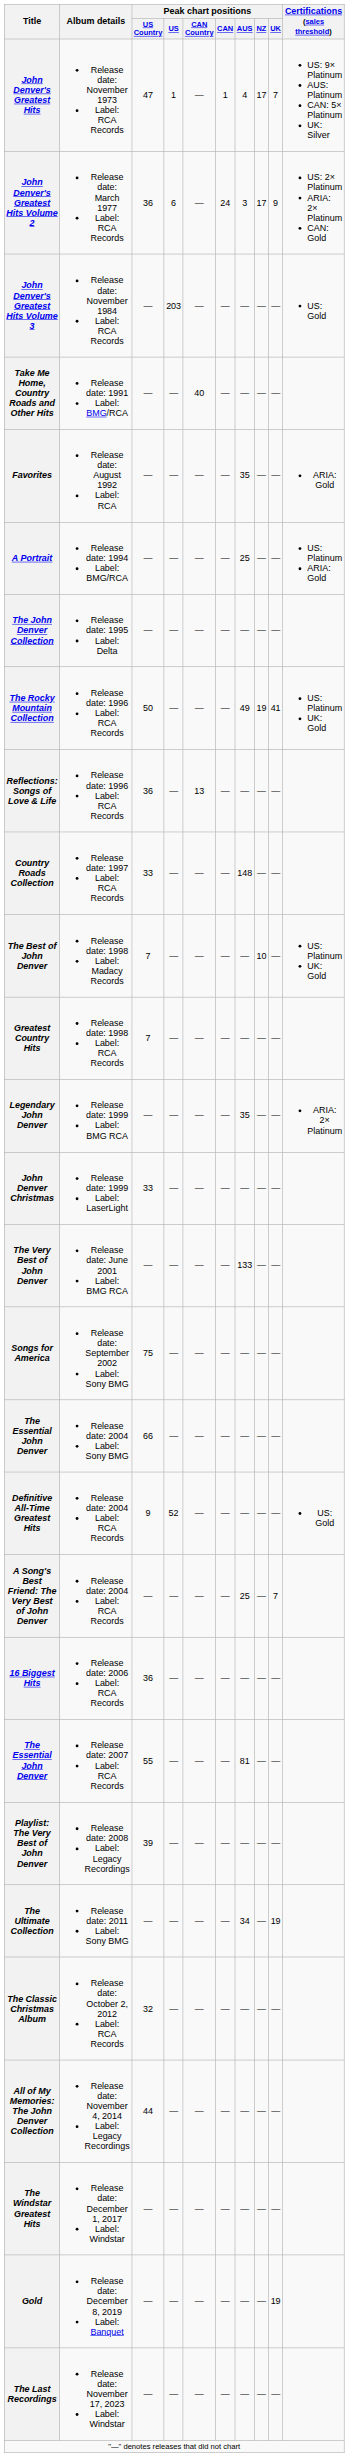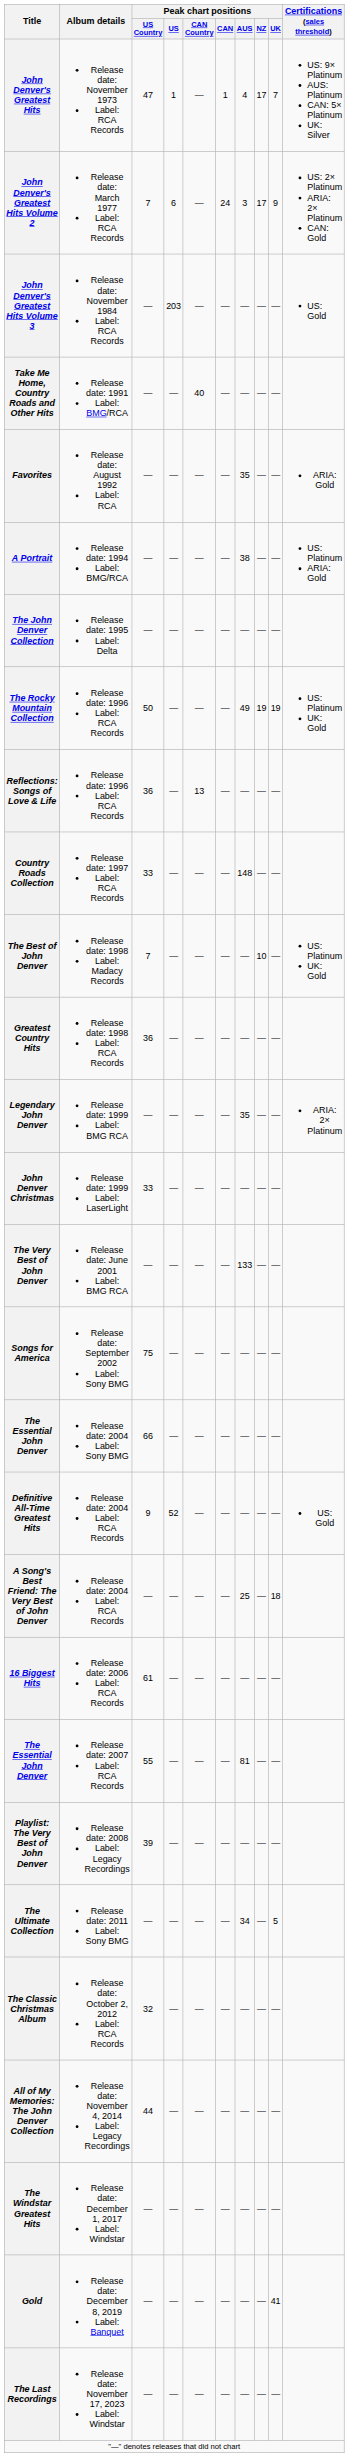(148, 203) 36 -> (148, 203) 7
(245, 558) 25 -> (245, 558) 38
(276, 708) 41 -> (276, 708) 19
(148, 1038) 7 -> (148, 1038) 36
(276, 1596) 7 -> (276, 1596) 18
(148, 1678) 36 -> (148, 1678) 61
(276, 1921) 19 -> (276, 1921) 5
(276, 2301) 19 -> (276, 2301) 41
